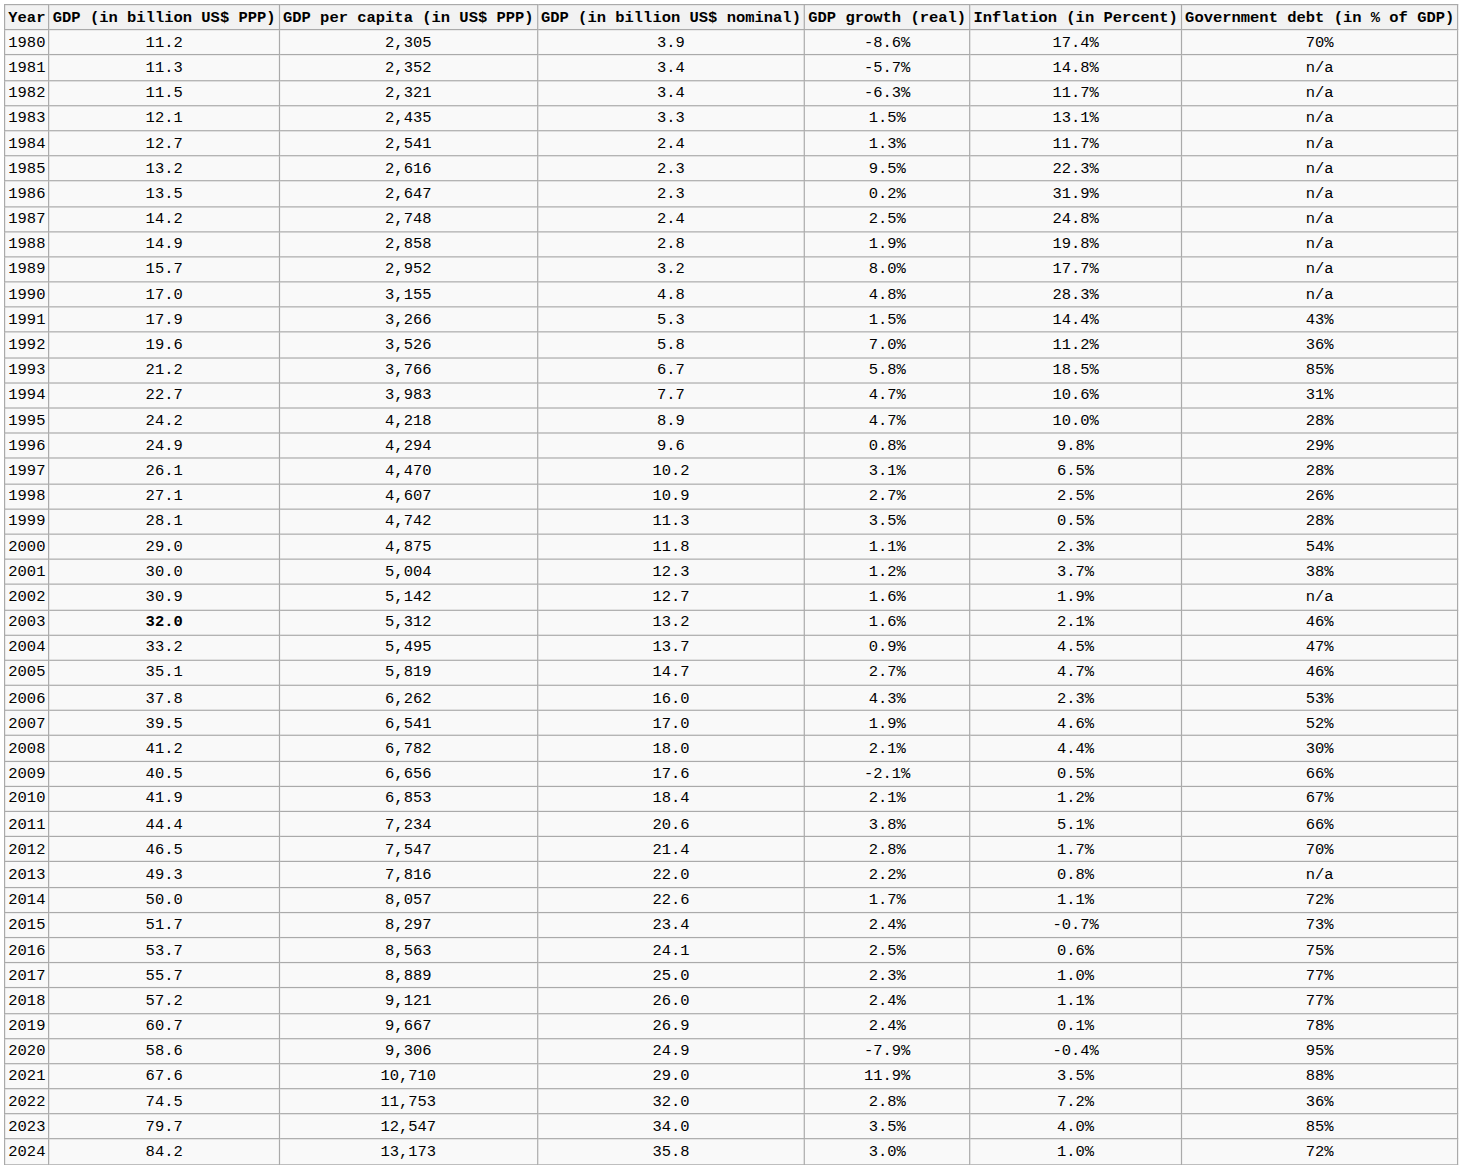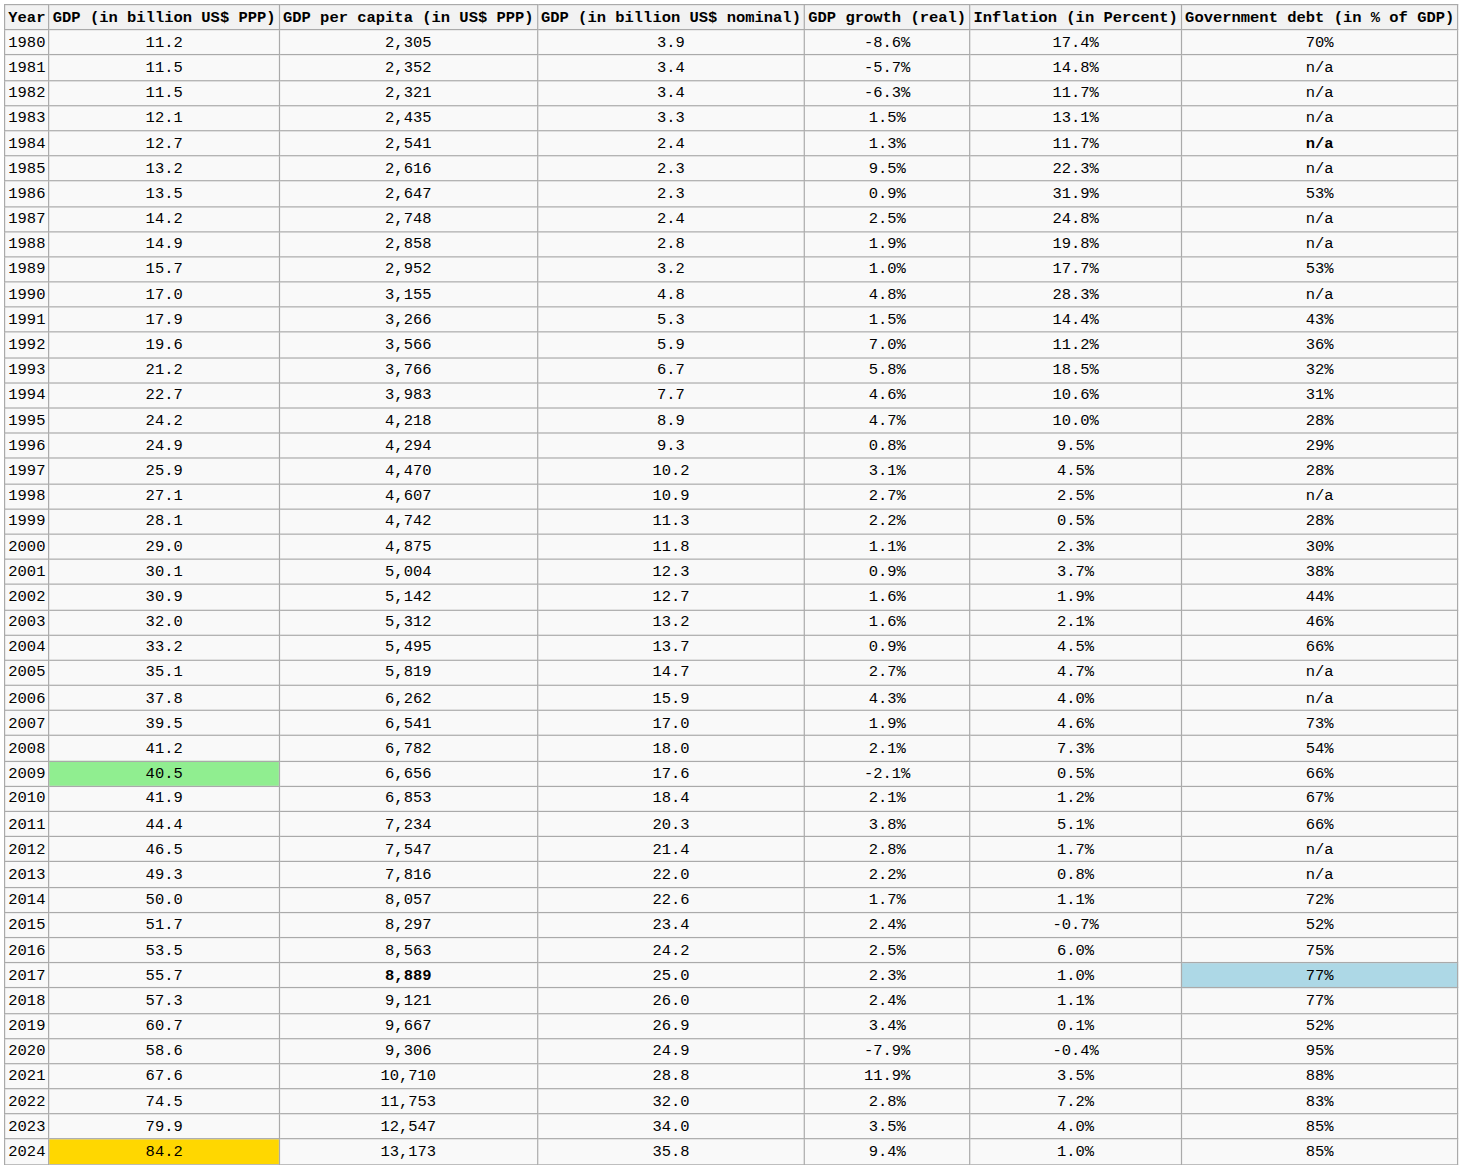(164, 68) 11.3 -> (164, 68) 11.5
(1320, 143) normal -> (1320, 143) bold
(887, 194) 0.2% -> (887, 194) 0.9%
(1320, 194) n/a -> (1320, 194) 53%
(887, 269) 8.0% -> (887, 269) 1.0%
(1320, 269) n/a -> (1320, 269) 53%
(408, 345) 3,526 -> (408, 345) 3,566
(671, 345) 5.8 -> (671, 345) 5.9
(1320, 370) 85% -> (1320, 370) 32%
(887, 395) 4.7% -> (887, 395) 4.6%
(671, 446) 9.6 -> (671, 446) 9.3
(1076, 446) 9.8% -> (1076, 446) 9.5%
(164, 471) 26.1 -> (164, 471) 25.9
(1076, 471) 6.5% -> (1076, 471) 4.5%
(1320, 496) 26% -> (1320, 496) n/a
(887, 521) 3.5% -> (887, 521) 2.2%
(1320, 547) 54% -> (1320, 547) 30%
(164, 572) 30.0 -> (164, 572) 30.1
(887, 572) 1.2% -> (887, 572) 0.9%
(1320, 597) n/a -> (1320, 597) 44%
(164, 622) bold -> (164, 622) normal
(1320, 648) 47% -> (1320, 648) 66%
(1320, 673) 46% -> (1320, 673) n/a
(671, 698) 16.0 -> (671, 698) 15.9
(1076, 698) 2.3% -> (1076, 698) 4.0%
(1320, 698) 53% -> (1320, 698) n/a
(1320, 723) 52% -> (1320, 723) 73%
(1076, 748) 4.4% -> (1076, 748) 7.3%
(1320, 748) 30% -> (1320, 748) 54%
(164, 774) no background -> (164, 774) lightgreen background
(671, 824) 20.6 -> (671, 824) 20.3
(1320, 849) 70% -> (1320, 849) n/a
(1320, 925) 73% -> (1320, 925) 52%
(164, 950) 53.7 -> (164, 950) 53.5
(671, 950) 24.1 -> (671, 950) 24.2
(1076, 950) 0.6% -> (1076, 950) 6.0%
(408, 975) normal -> (408, 975) bold
(1320, 975) no background -> (1320, 975) lightblue background
(164, 1001) 57.2 -> (164, 1001) 57.3
(887, 1026) 2.4% -> (887, 1026) 3.4%
(1320, 1026) 78% -> (1320, 1026) 52%
(671, 1076) 29.0 -> (671, 1076) 28.8
(1320, 1101) 36% -> (1320, 1101) 83%
(164, 1127) 79.7 -> (164, 1127) 79.9
(164, 1152) no background -> (164, 1152) gold background
(887, 1152) 3.0% -> (887, 1152) 9.4%
(1320, 1152) 72% -> (1320, 1152) 85%
